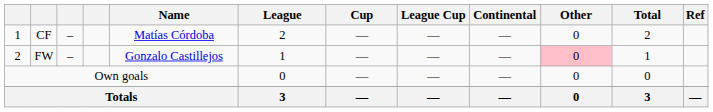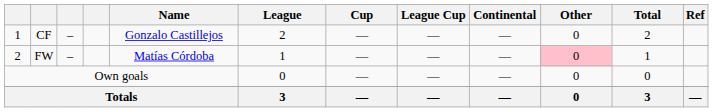(174, 35) Matías Córdoba -> (174, 35) Gonzalo Castillejos
(174, 56) Gonzalo Castillejos -> (174, 56) Matías Córdoba
